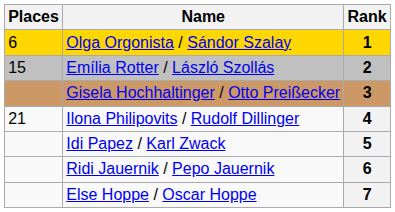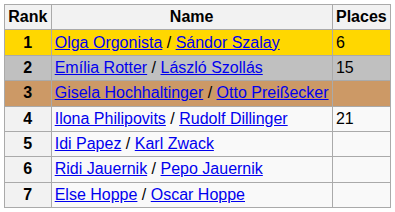columns swapped: (367, 17) <-> (34, 17)
